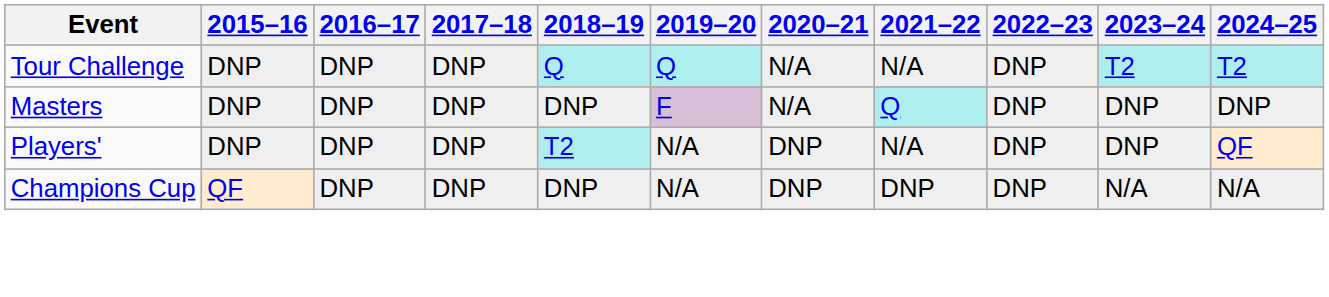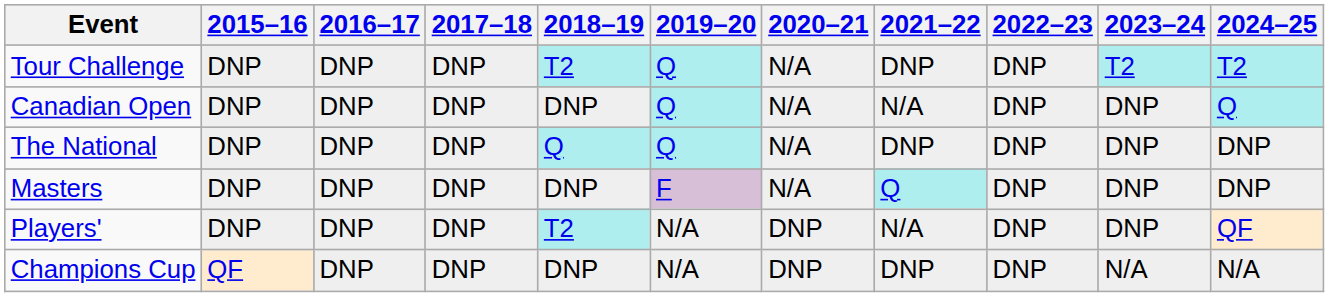(554, 65) Q -> (559, 65) T2
(902, 65) N/A -> (908, 65) DNP
+ row: (101, 106)
+ row: (84, 147)
